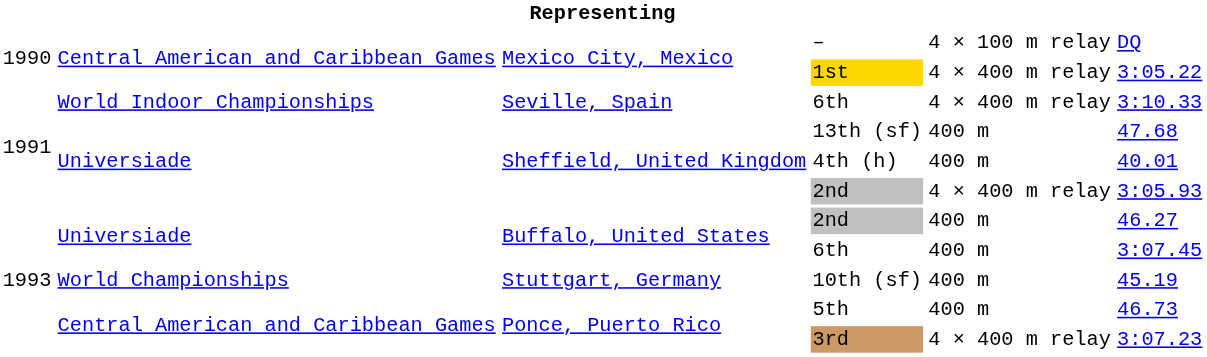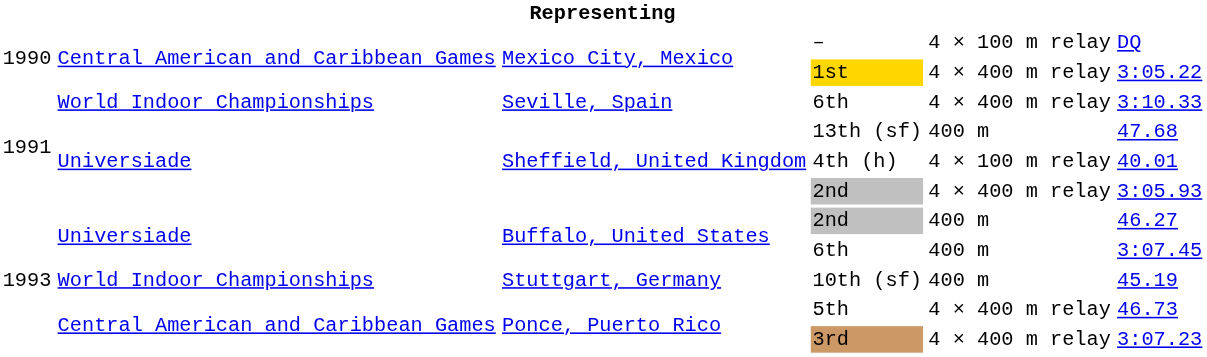(959, 162) 400 m -> (1020, 162) 4 × 100 m relay
(173, 280) World Championships -> (216, 280) World Indoor Championships
(959, 310) 400 m -> (1020, 310) 4 × 400 m relay
